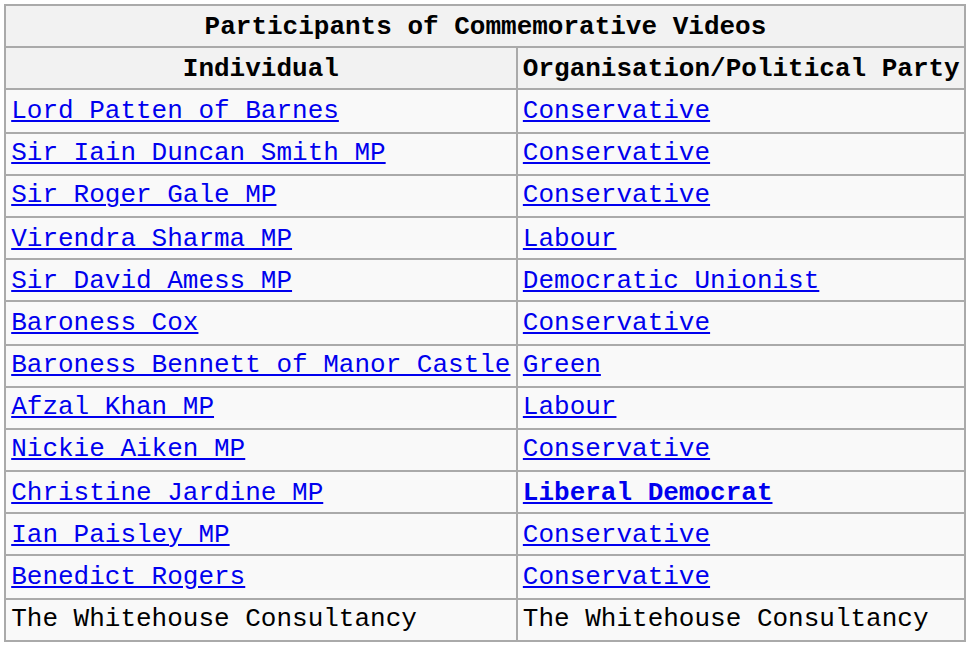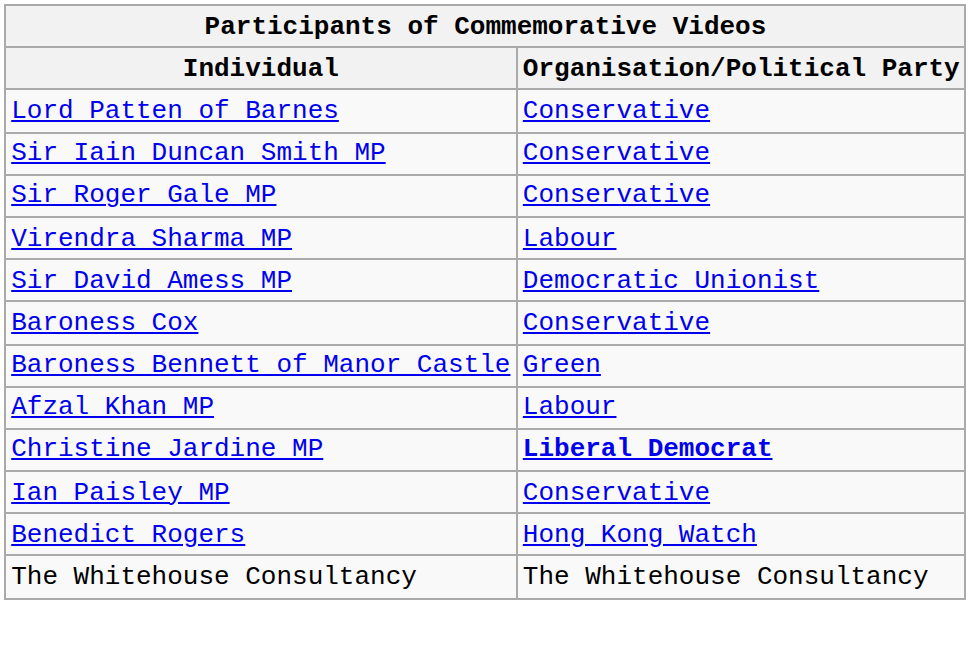- row: (128, 450)
(616, 577) Conservative -> (640, 535) Hong Kong Watch
